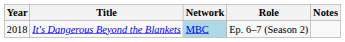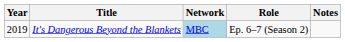(17, 29) 2018 -> (17, 29) 2019
